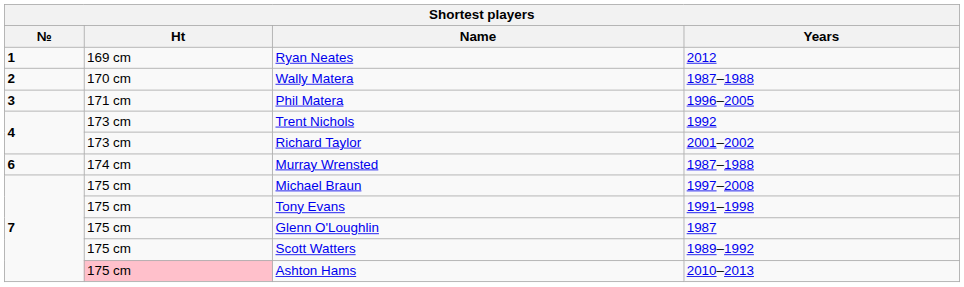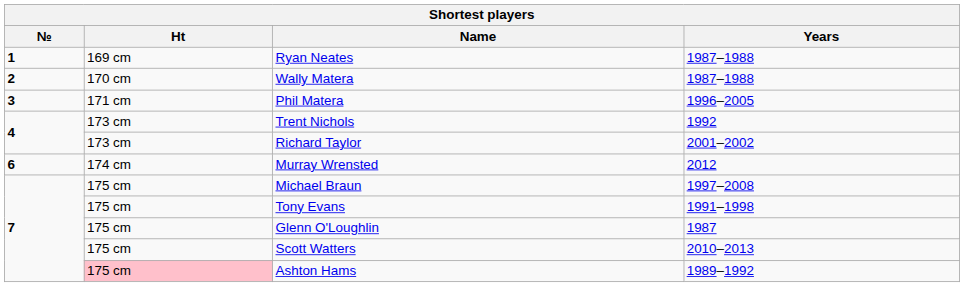(702, 57) 2012 -> (720, 57) 1987–1988
(720, 164) 1987–1988 -> (702, 164) 2012
(720, 249) 1989–1992 -> (720, 249) 2010–2013
(720, 270) 2010–2013 -> (720, 270) 1989–1992
